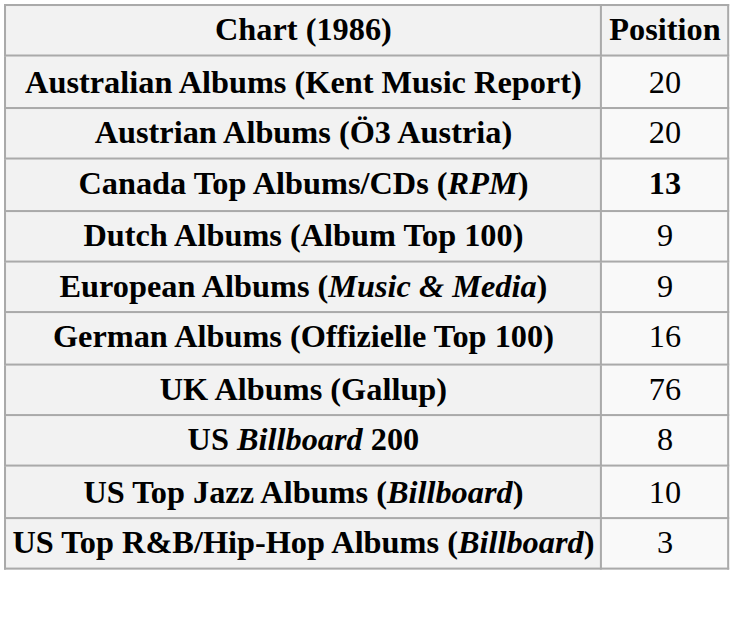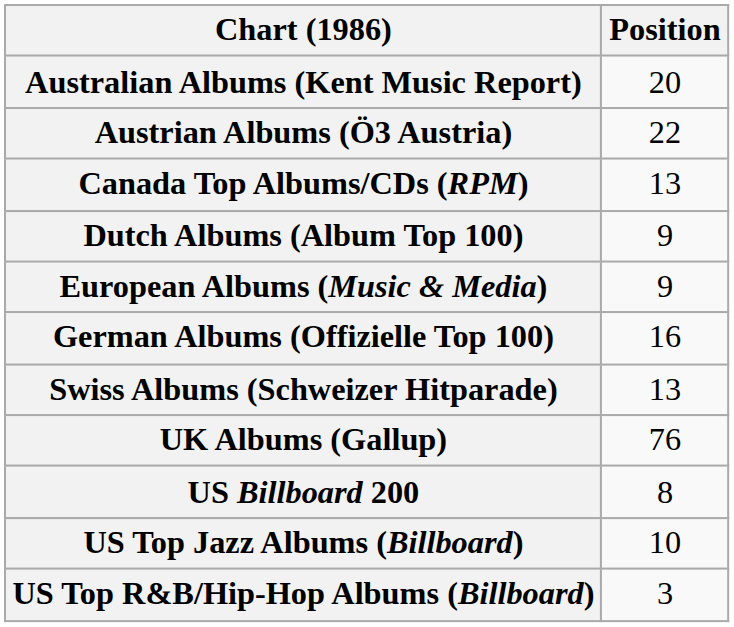(665, 132) 20 -> (665, 132) 22
(665, 183) bold -> (665, 183) normal
+ row: (303, 388)
